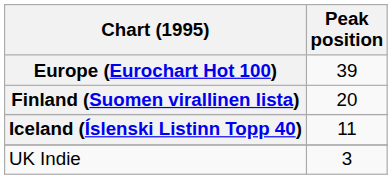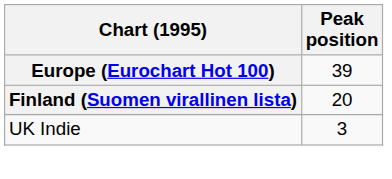- row: (155, 129)
